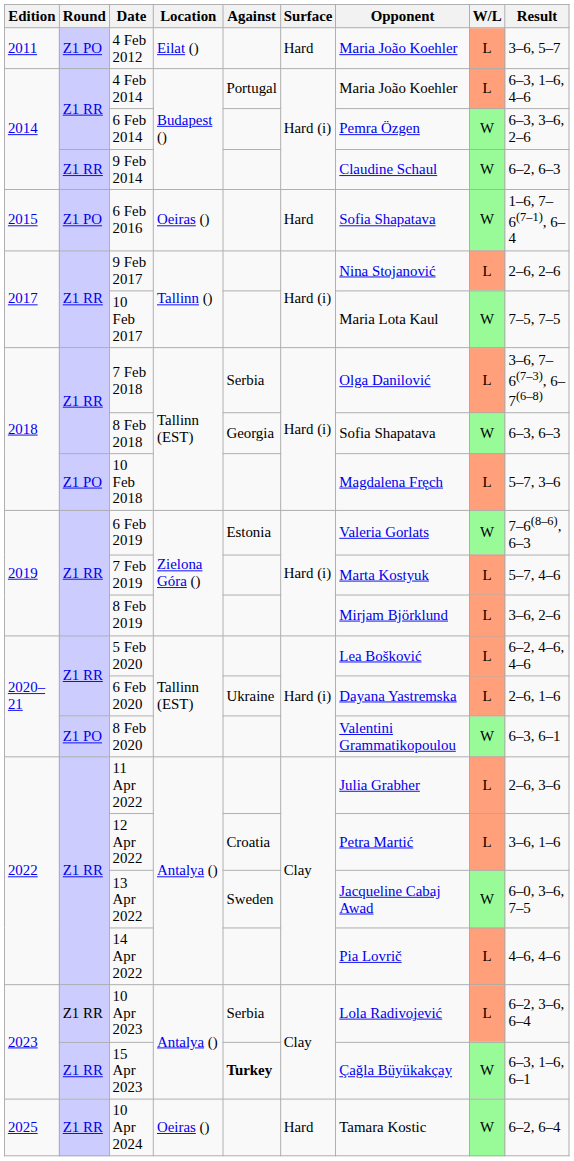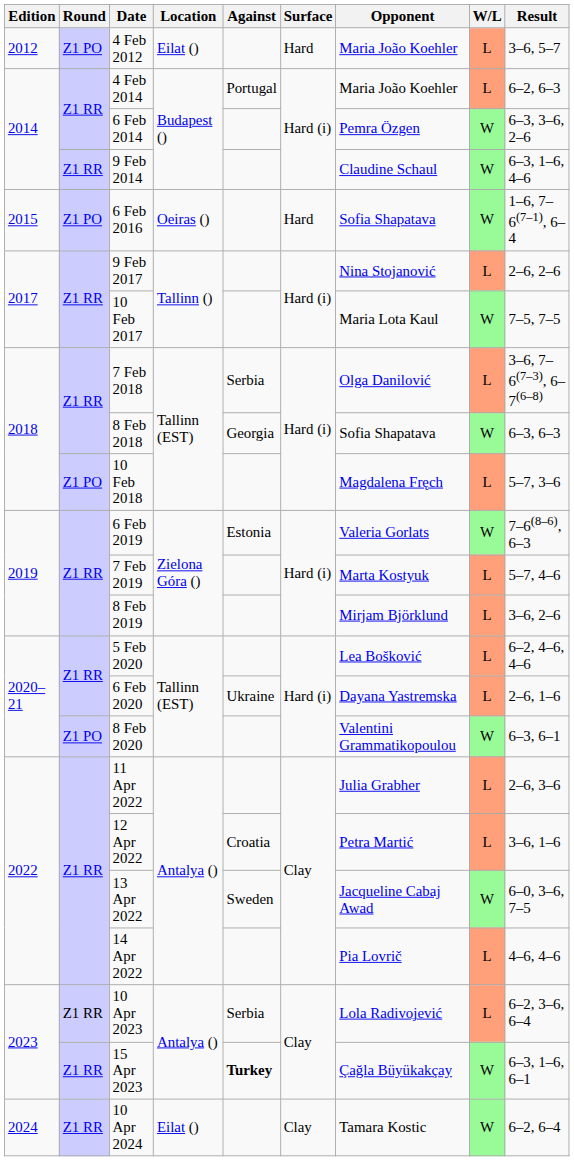(22, 48) 2011 -> (23, 48) 2012
(536, 88) 6–3, 1–6, 4–6 -> (535, 88) 6–2, 6–3
(535, 169) 6–2, 6–3 -> (536, 169) 6–3, 1–6, 4–6
(23, 1127) 2025 -> (23, 1127) 2024
(183, 1127) Oeiras () -> (178, 1127) Eilat ()
(299, 1127) Hard -> (298, 1127) Clay
